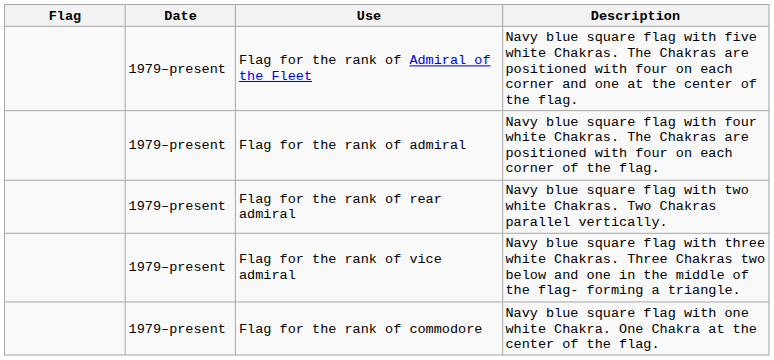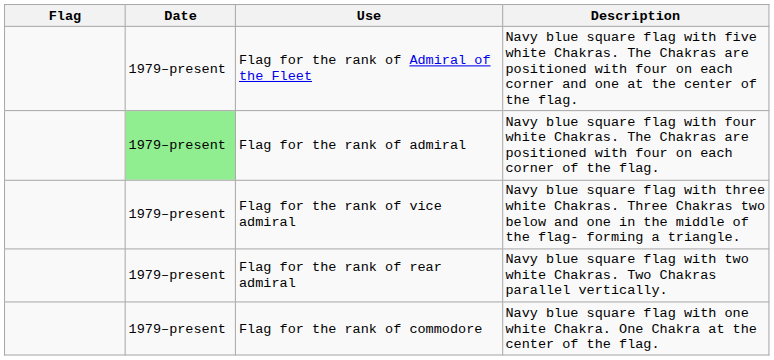(177, 145) no background -> (177, 145) lightgreen background
rows swapped: (340, 267) <-> (340, 206)
